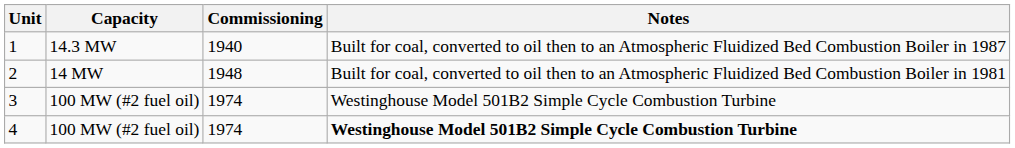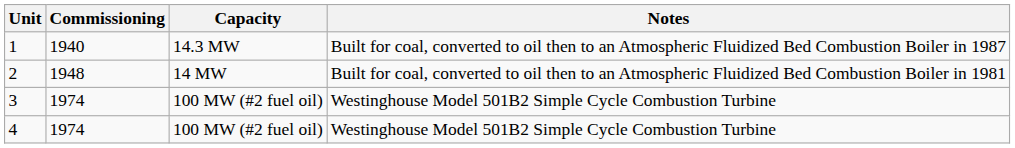columns swapped: (124, 18) <-> (265, 18)
(564, 128) bold -> (553, 128) normal
